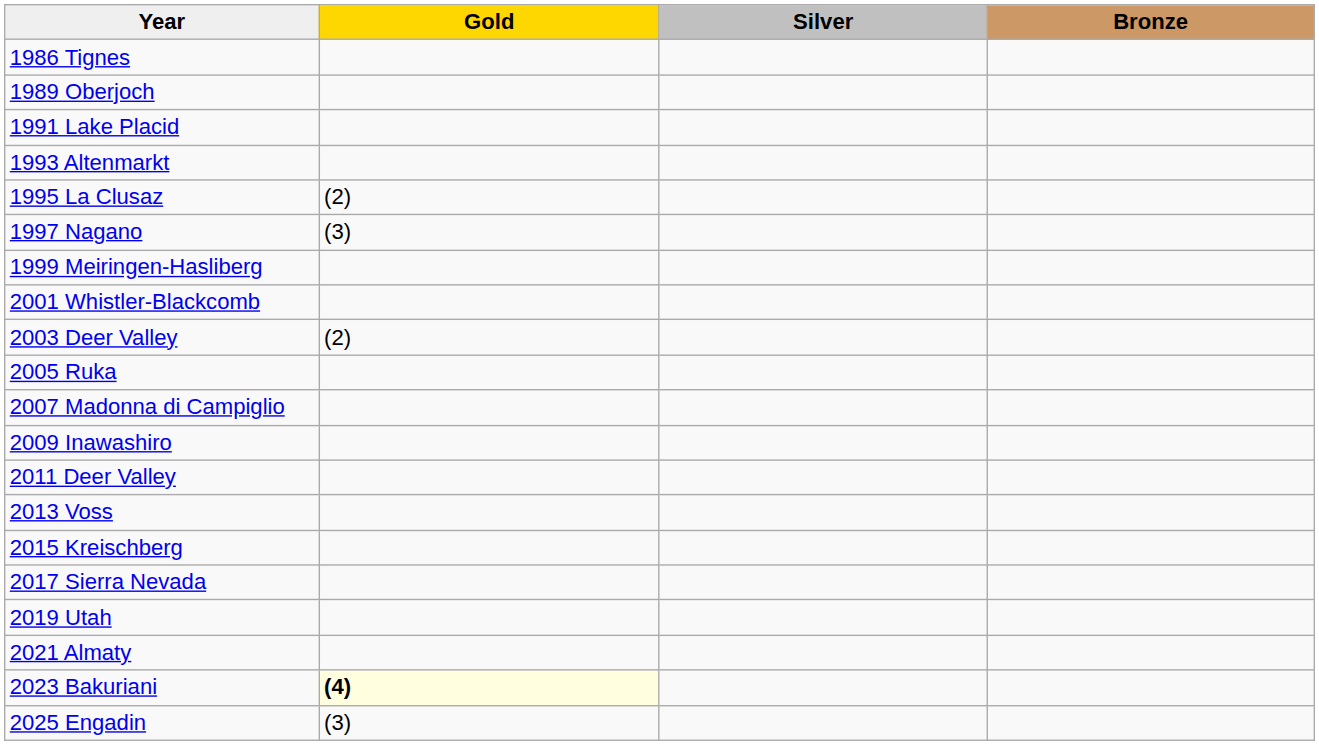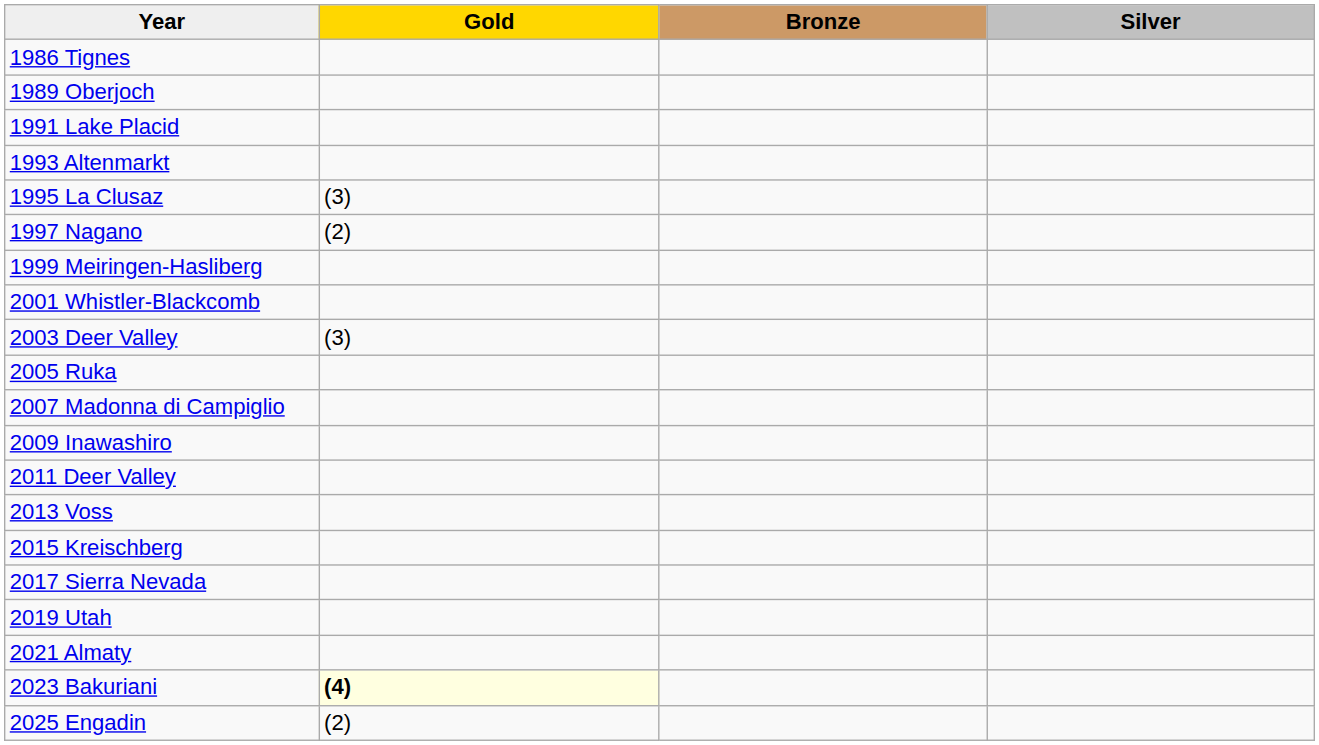columns swapped: (823, 22) <-> (1151, 22)
(338, 197) (2) -> (338, 197) (3)
(338, 232) (3) -> (338, 232) (2)
(338, 337) (2) -> (338, 337) (3)
(338, 722) (3) -> (338, 722) (2)
